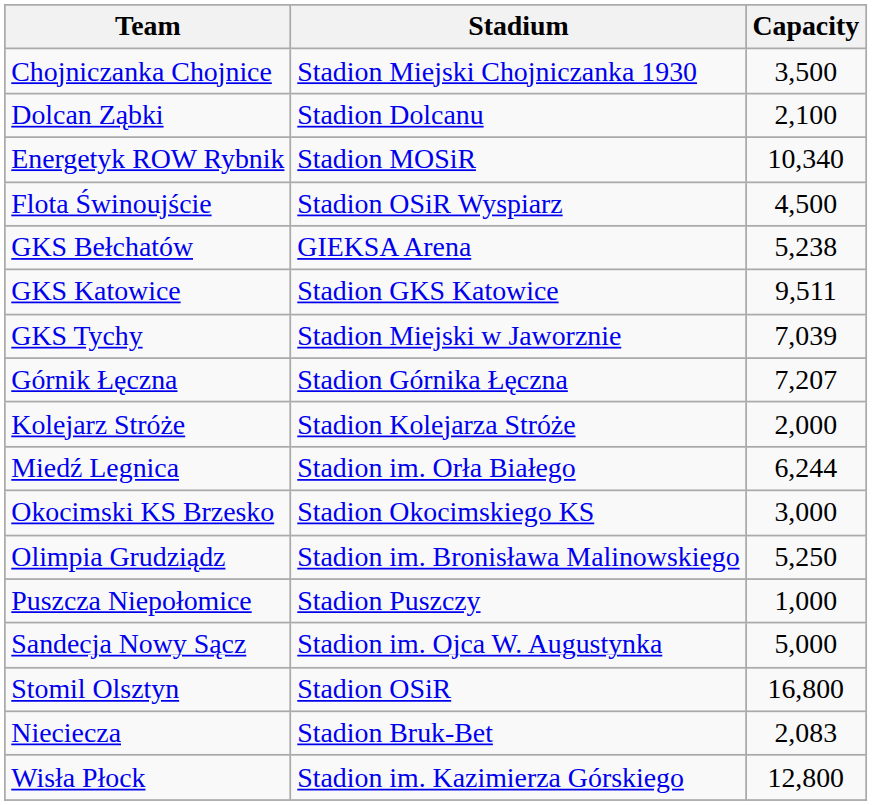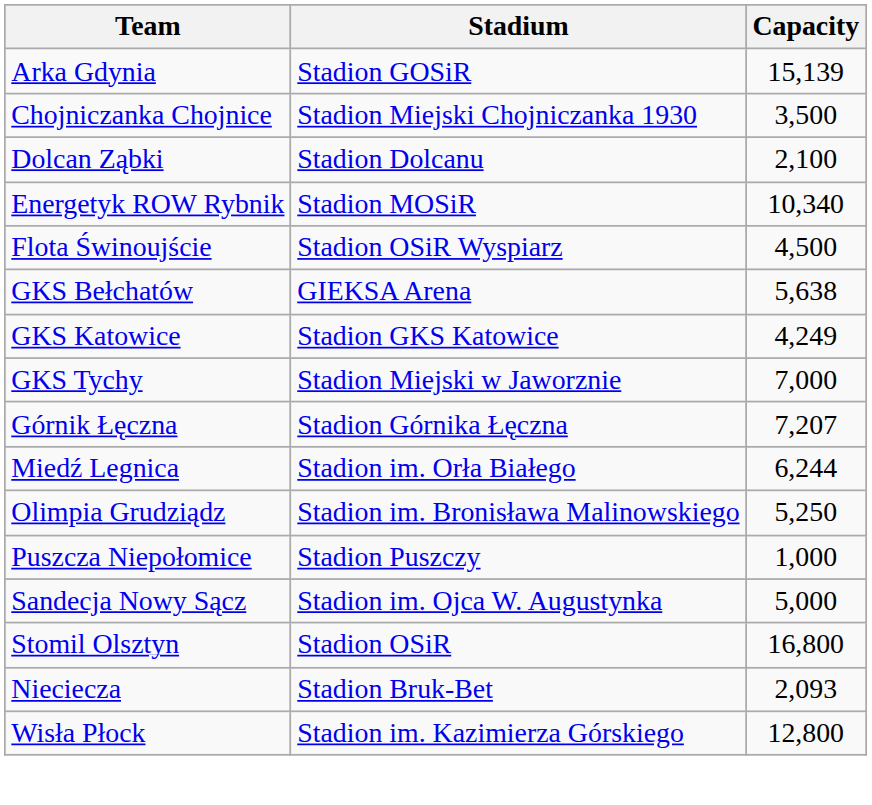+ row: (84, 70)
(806, 247) 5,238 -> (806, 291) 5,638
(806, 291) 9,511 -> (806, 335) 4,249
(806, 335) 7,039 -> (806, 379) 7,000
- row: (98, 423)
- row: (143, 512)
(806, 733) 2,083 -> (806, 688) 2,093
